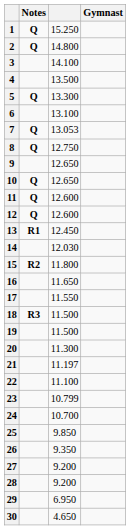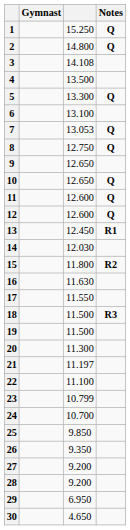columns swapped: (103, 13) <-> (34, 13)
(65, 63) 14.100 -> (80, 63) 14.108
(65, 281) 11.650 -> (80, 281) 11.630
